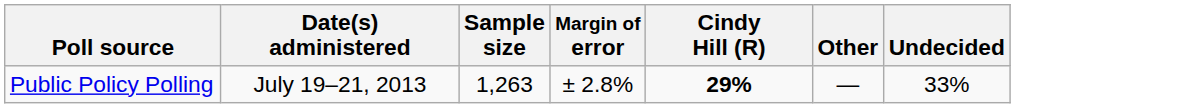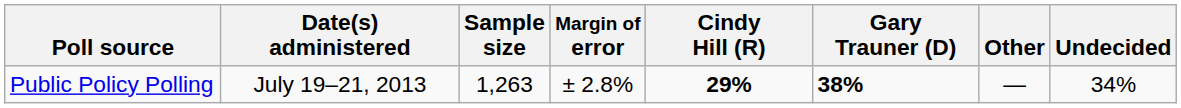+ column: (896, 35)
(947, 84) 33% -> (1113, 84) 34%
